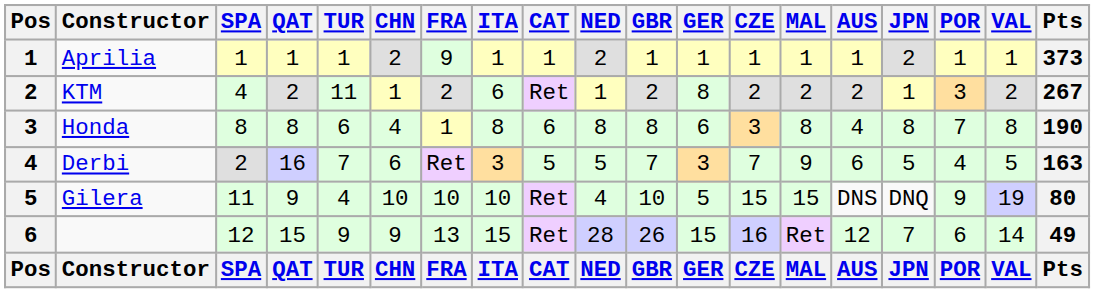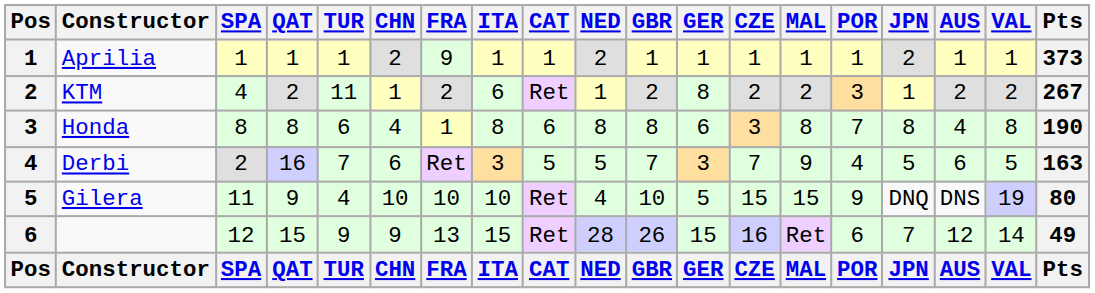columns swapped: (857, 23) <-> (960, 23)
